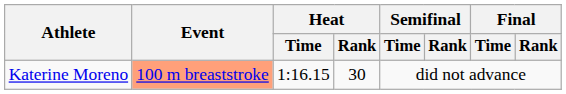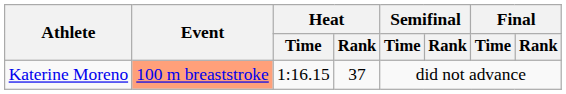(357, 75) 30 -> (357, 75) 37
